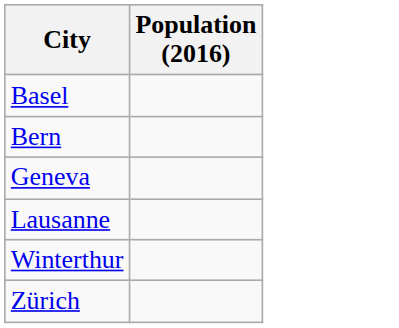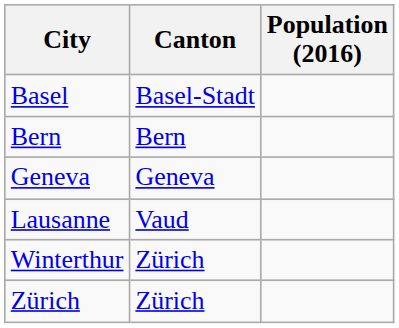+ column: (195, 39)
